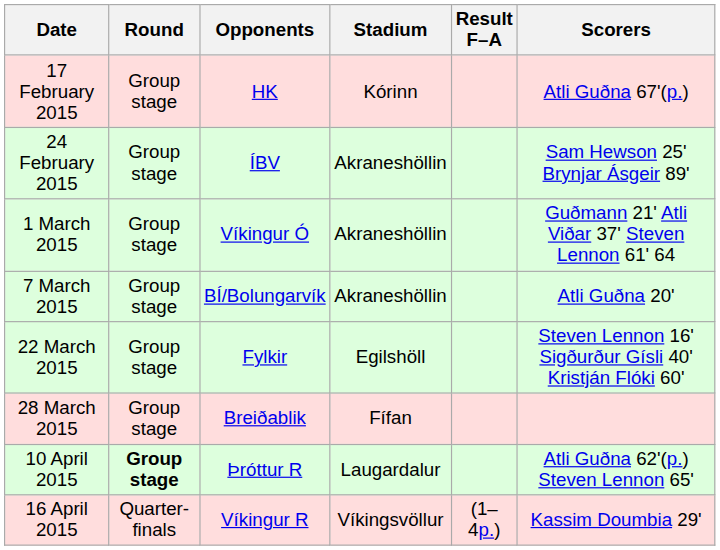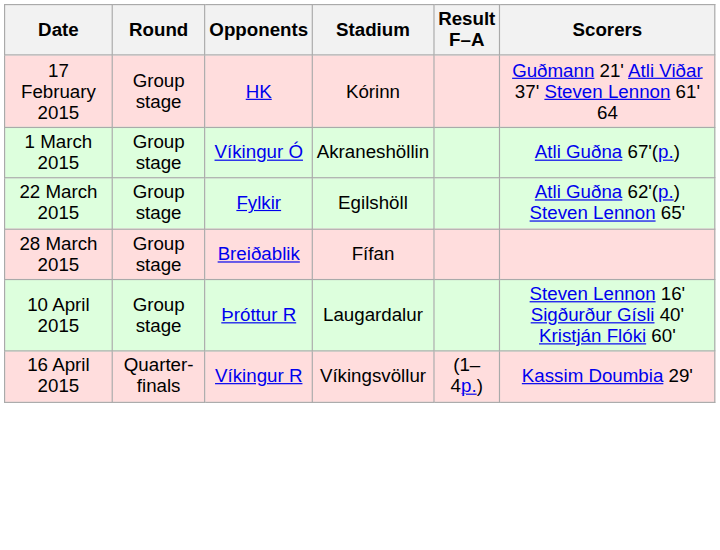(616, 91) Atli Guðna 67'(p.) -> (607, 91) Guðmann 21' Atli Viðar 37' Steven Lennon 61' 64
- row: (57, 162)
(616, 234) Guðmann 21' Atli Viðar 37' Steven Lennon 61' 64 -> (607, 152) Atli Guðna 67'(p.)
- row: (57, 296)
(616, 357) Steven Lennon 16' Sigðurður Gísli 40' Kristján Flóki 60' -> (607, 203) Atli Guðna 62'(p.) Steven Lennon 65'
(154, 469) bold -> (159, 315) normal
(616, 469) Atli Guðna 62'(p.) Steven Lennon 65' -> (607, 315) Steven Lennon 16' Sigðurður Gísli 40' Kristján Flóki 60'
